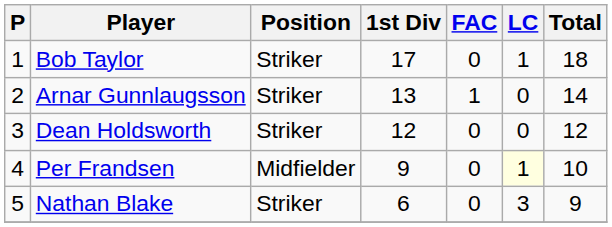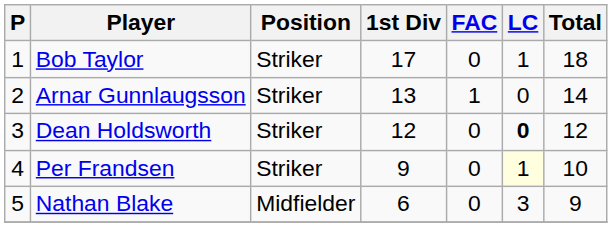(523, 131) normal -> (523, 131) bold
(306, 167) Midfielder -> (289, 167) Striker
(289, 204) Striker -> (306, 204) Midfielder
